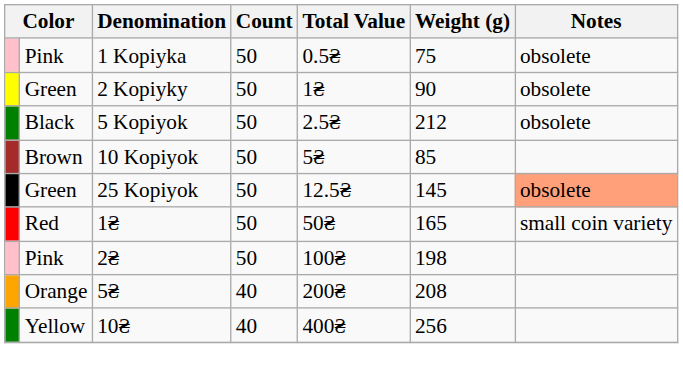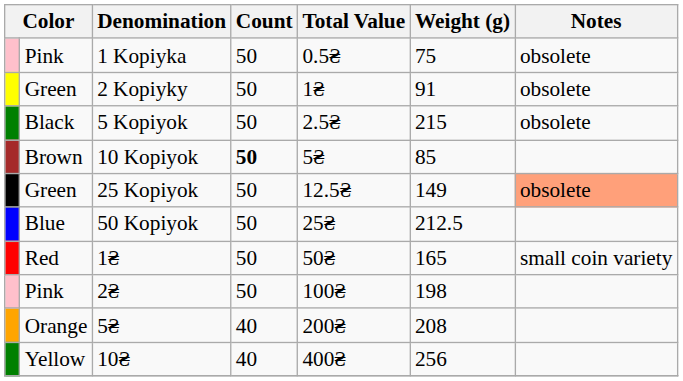(426, 88) 90 -> (426, 88) 91
(431, 122) 212 -> (431, 122) 215
(246, 156) normal -> (246, 156) bold
(431, 190) 145 -> (431, 190) 149
+ row: (148, 223)
